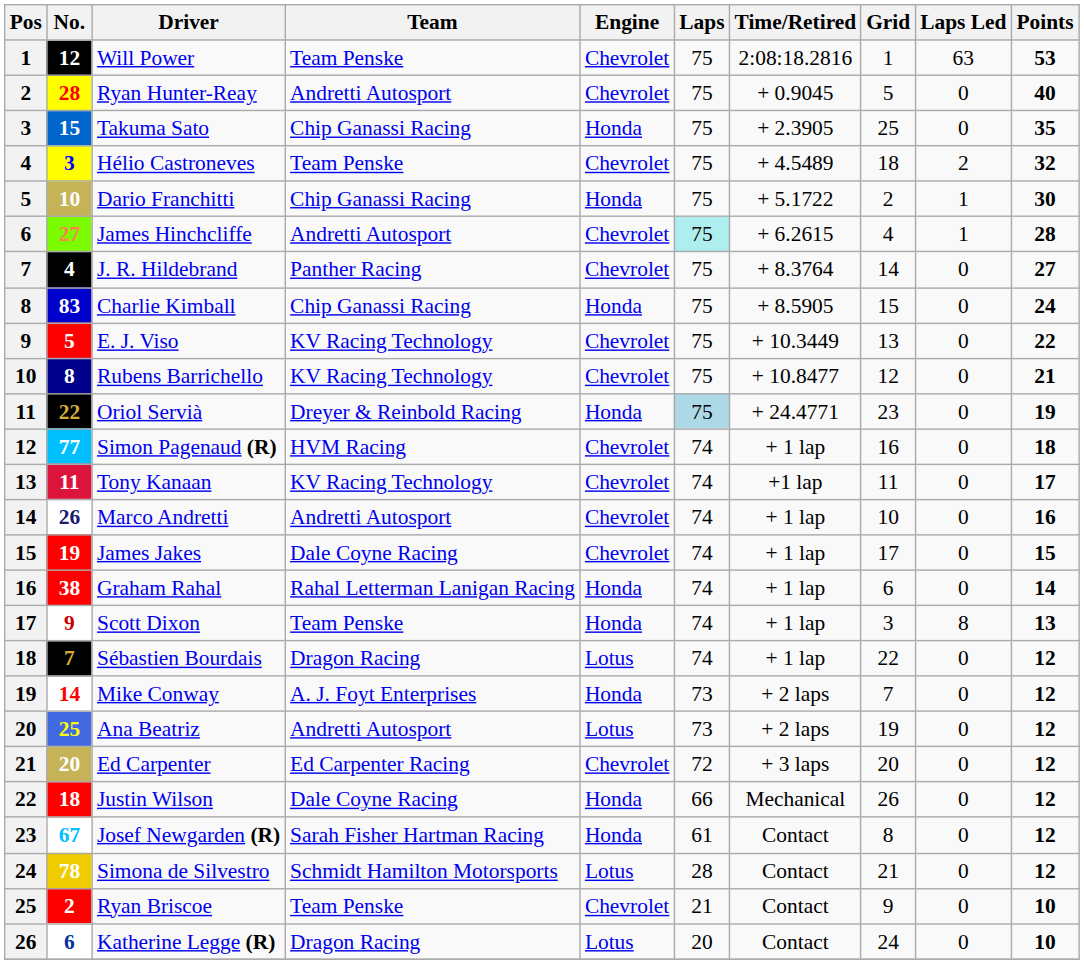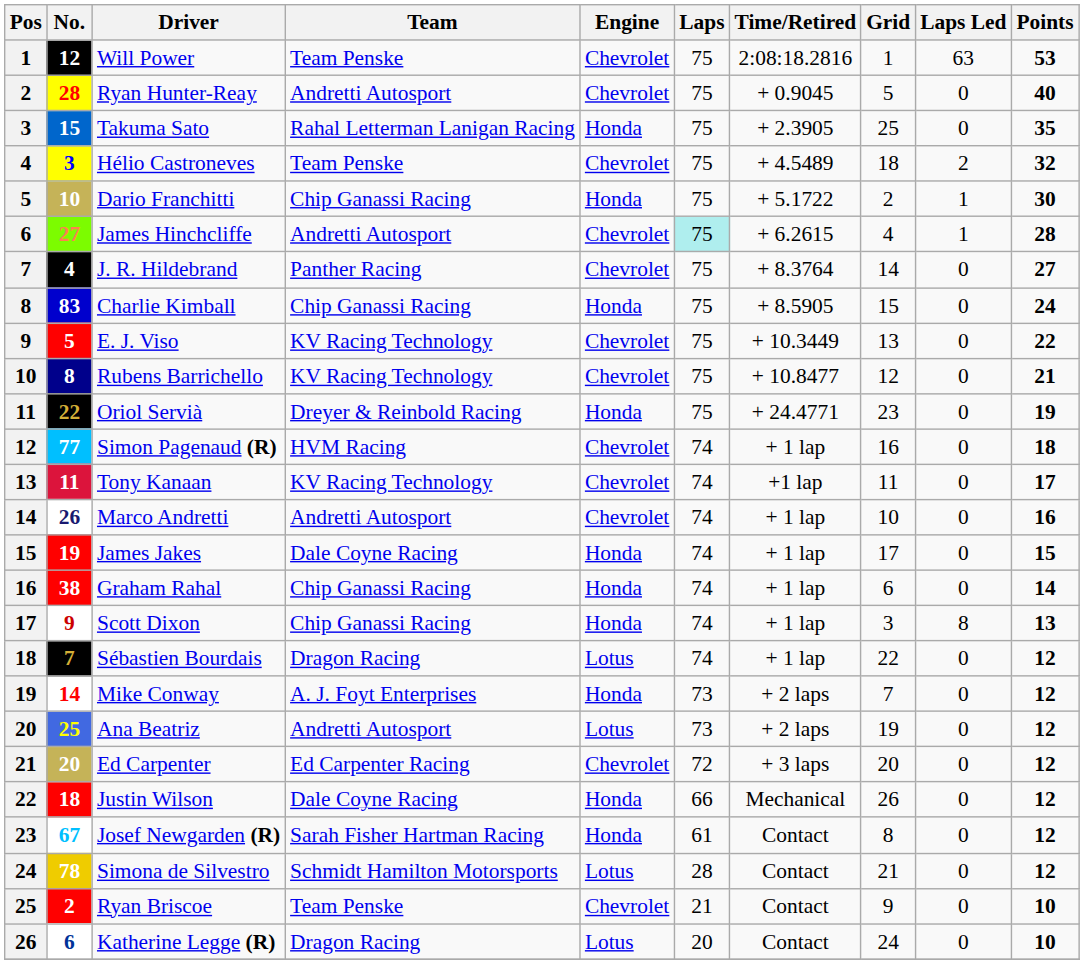(381, 128) Chip Ganassi Racing -> (433, 128) Rahal Letterman Lanigan Racing
(702, 411) lightblue background -> (702, 411) no background
(627, 552) Chevrolet -> (613, 552) Honda
(433, 587) Rahal Letterman Lanigan Racing -> (381, 587) Chip Ganassi Racing
(347, 623) Team Penske -> (381, 623) Chip Ganassi Racing
